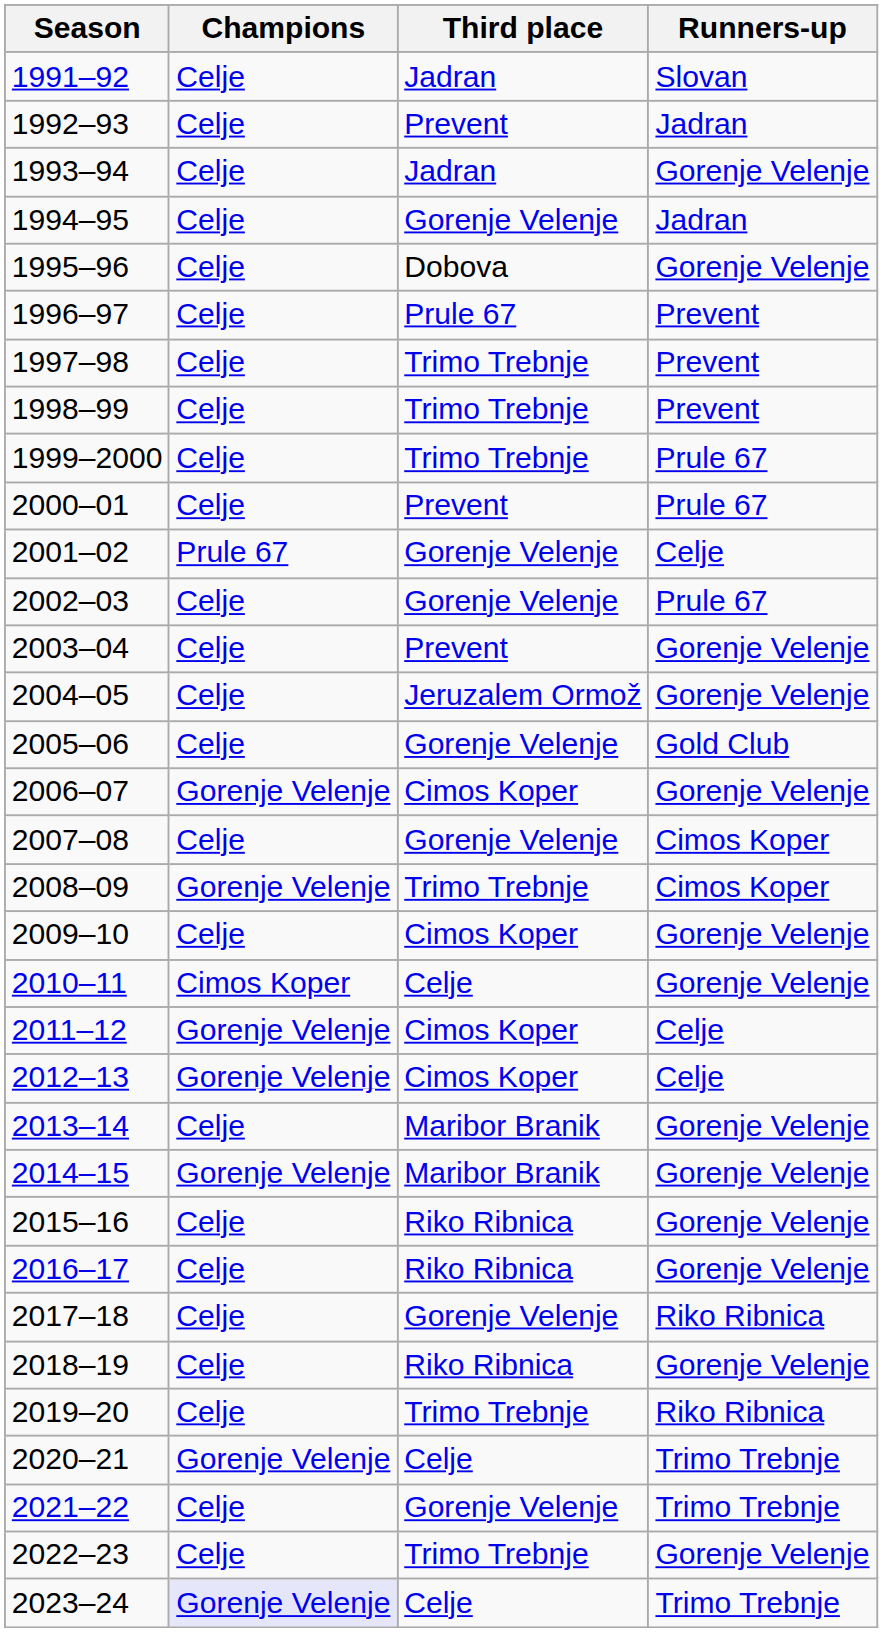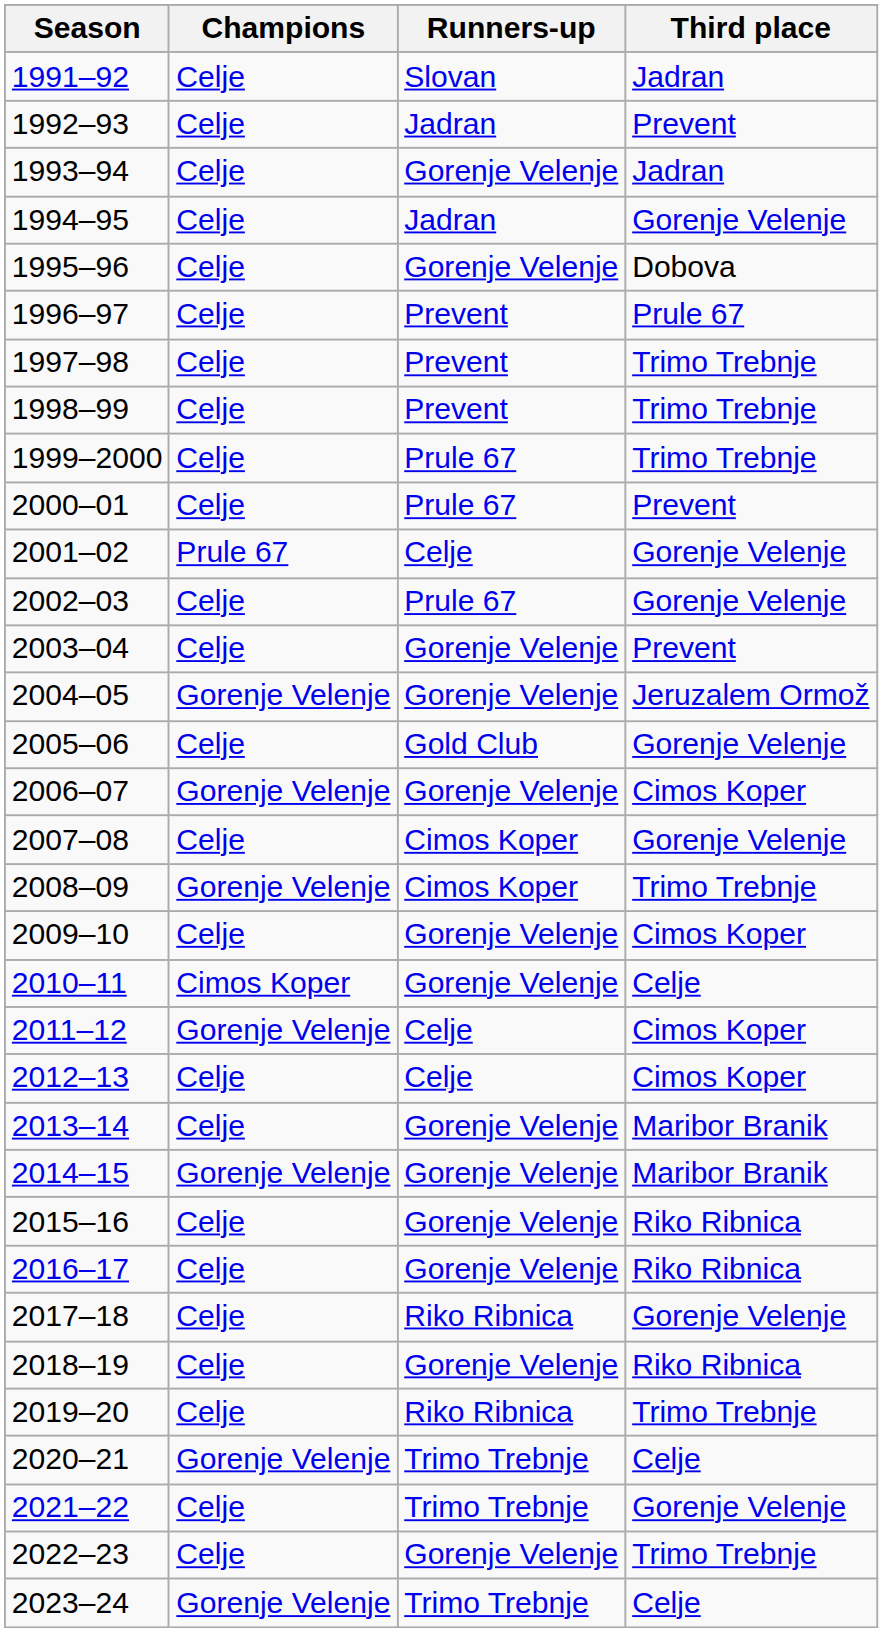columns swapped: (762, 28) <-> (523, 28)
(211, 696) Celje -> (283, 696) Gorenje Velenje
(283, 1077) Gorenje Velenje -> (211, 1077) Celje
(283, 1602) lavender background -> (283, 1602) no background
